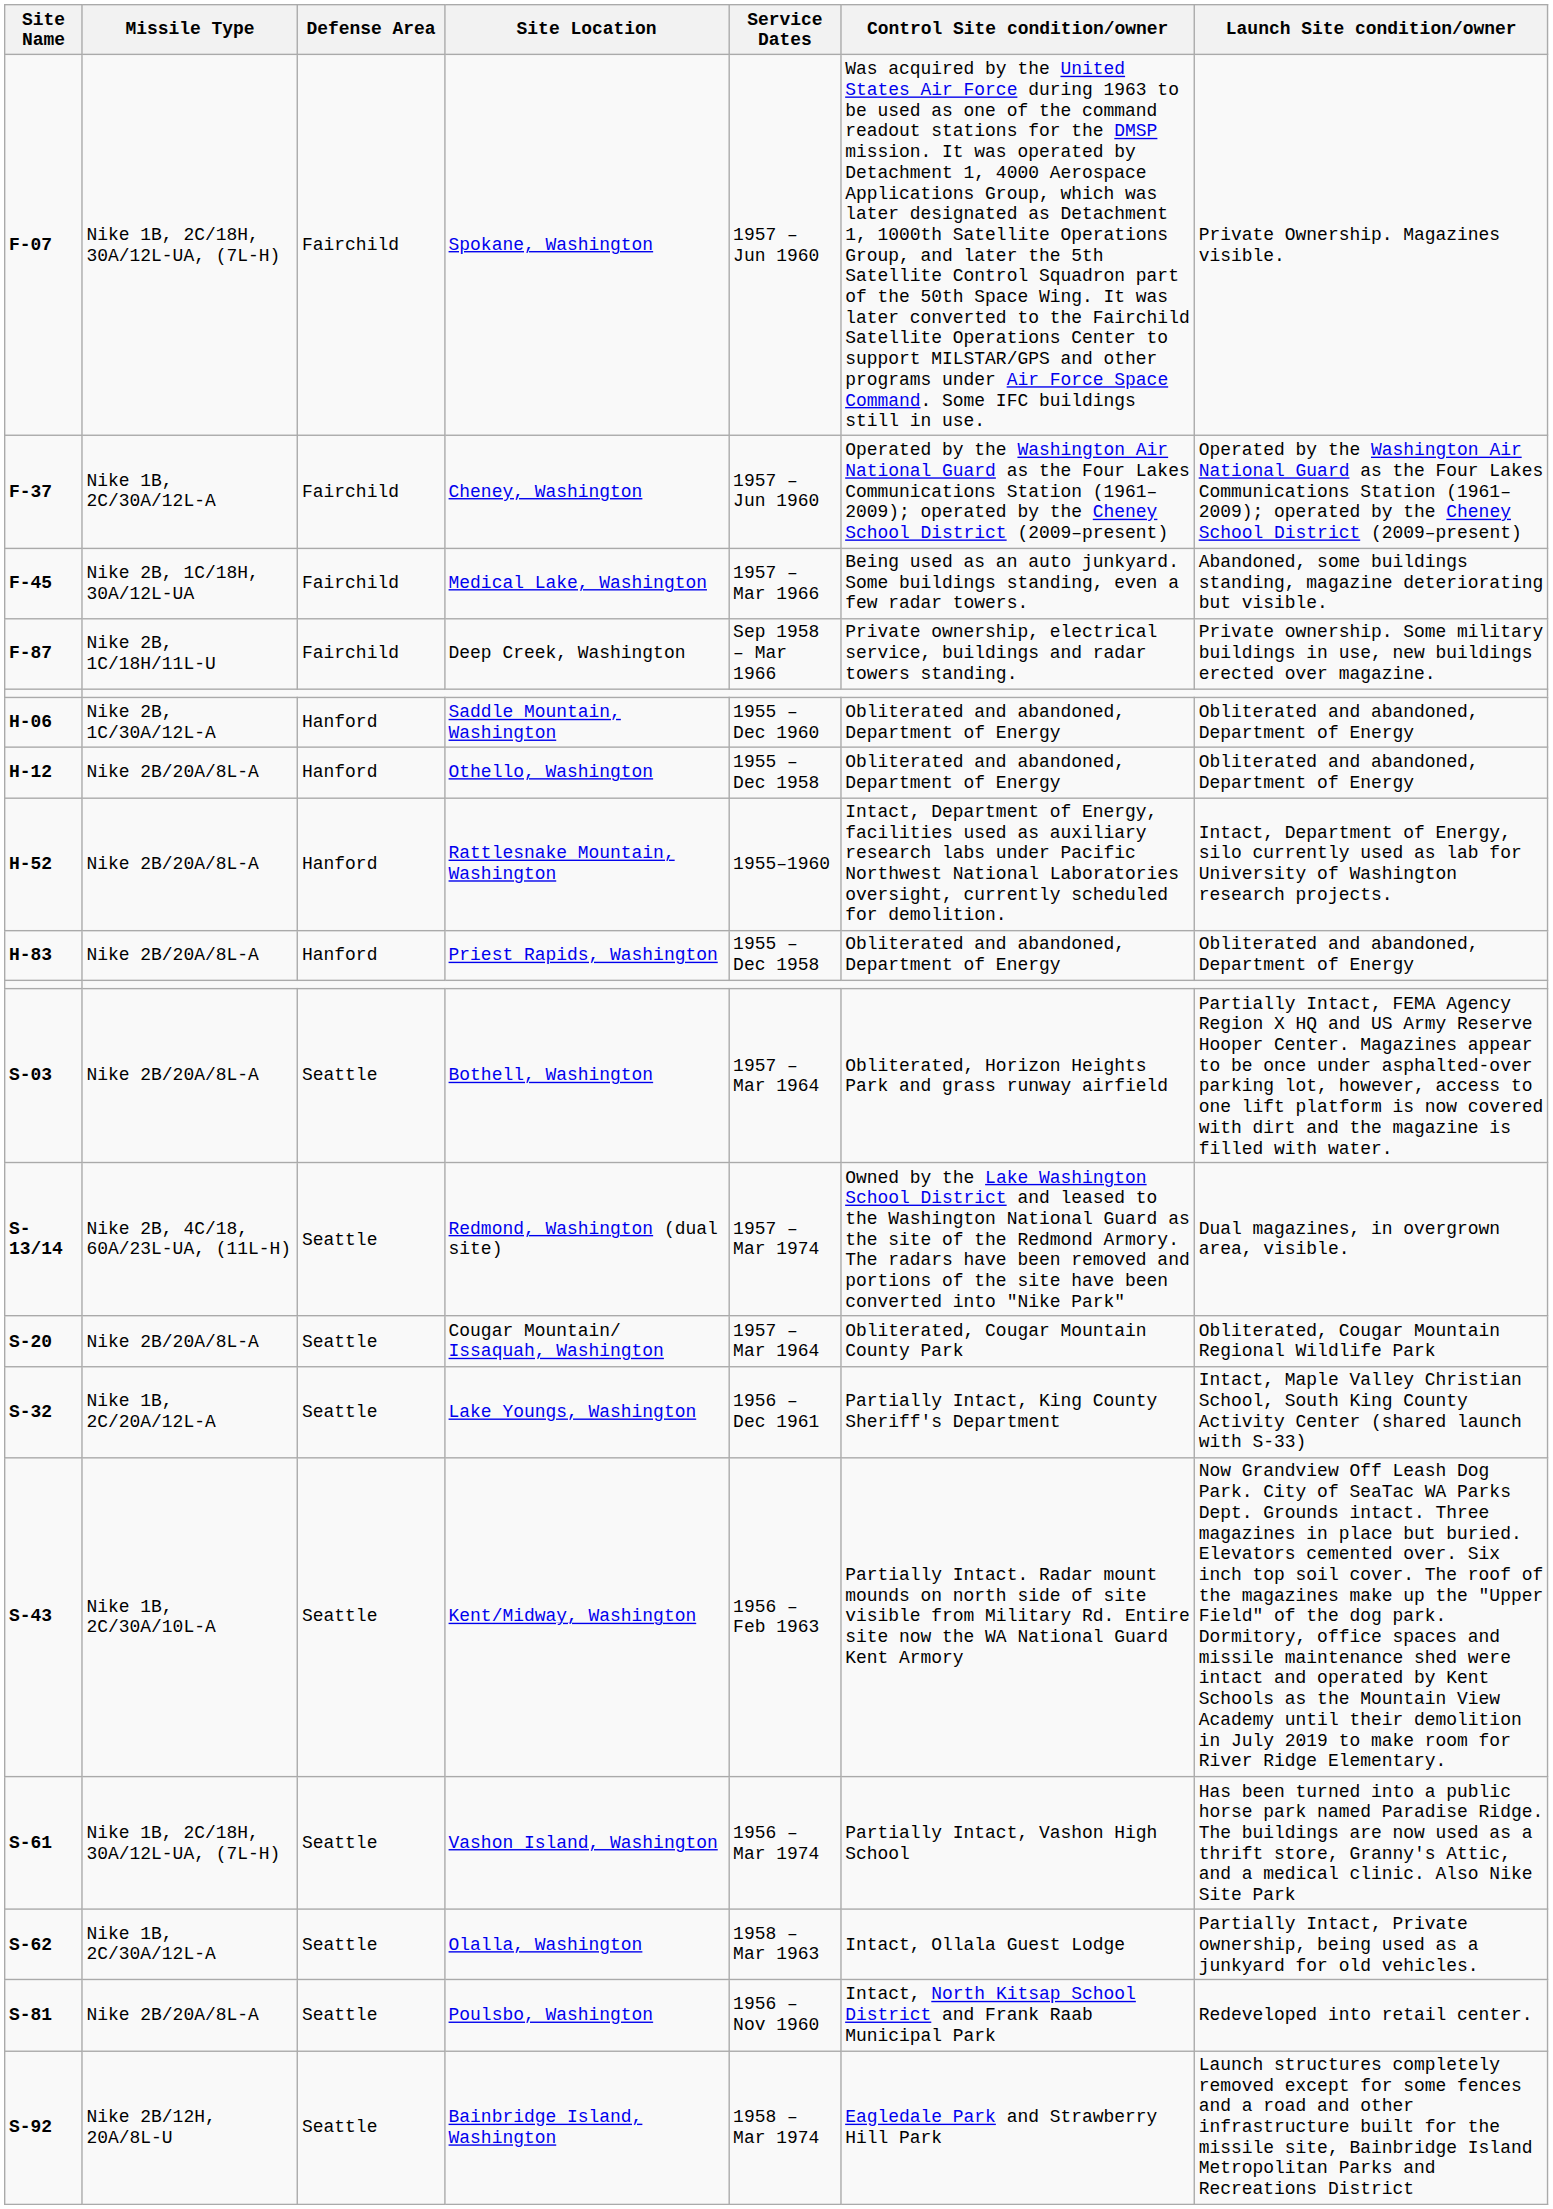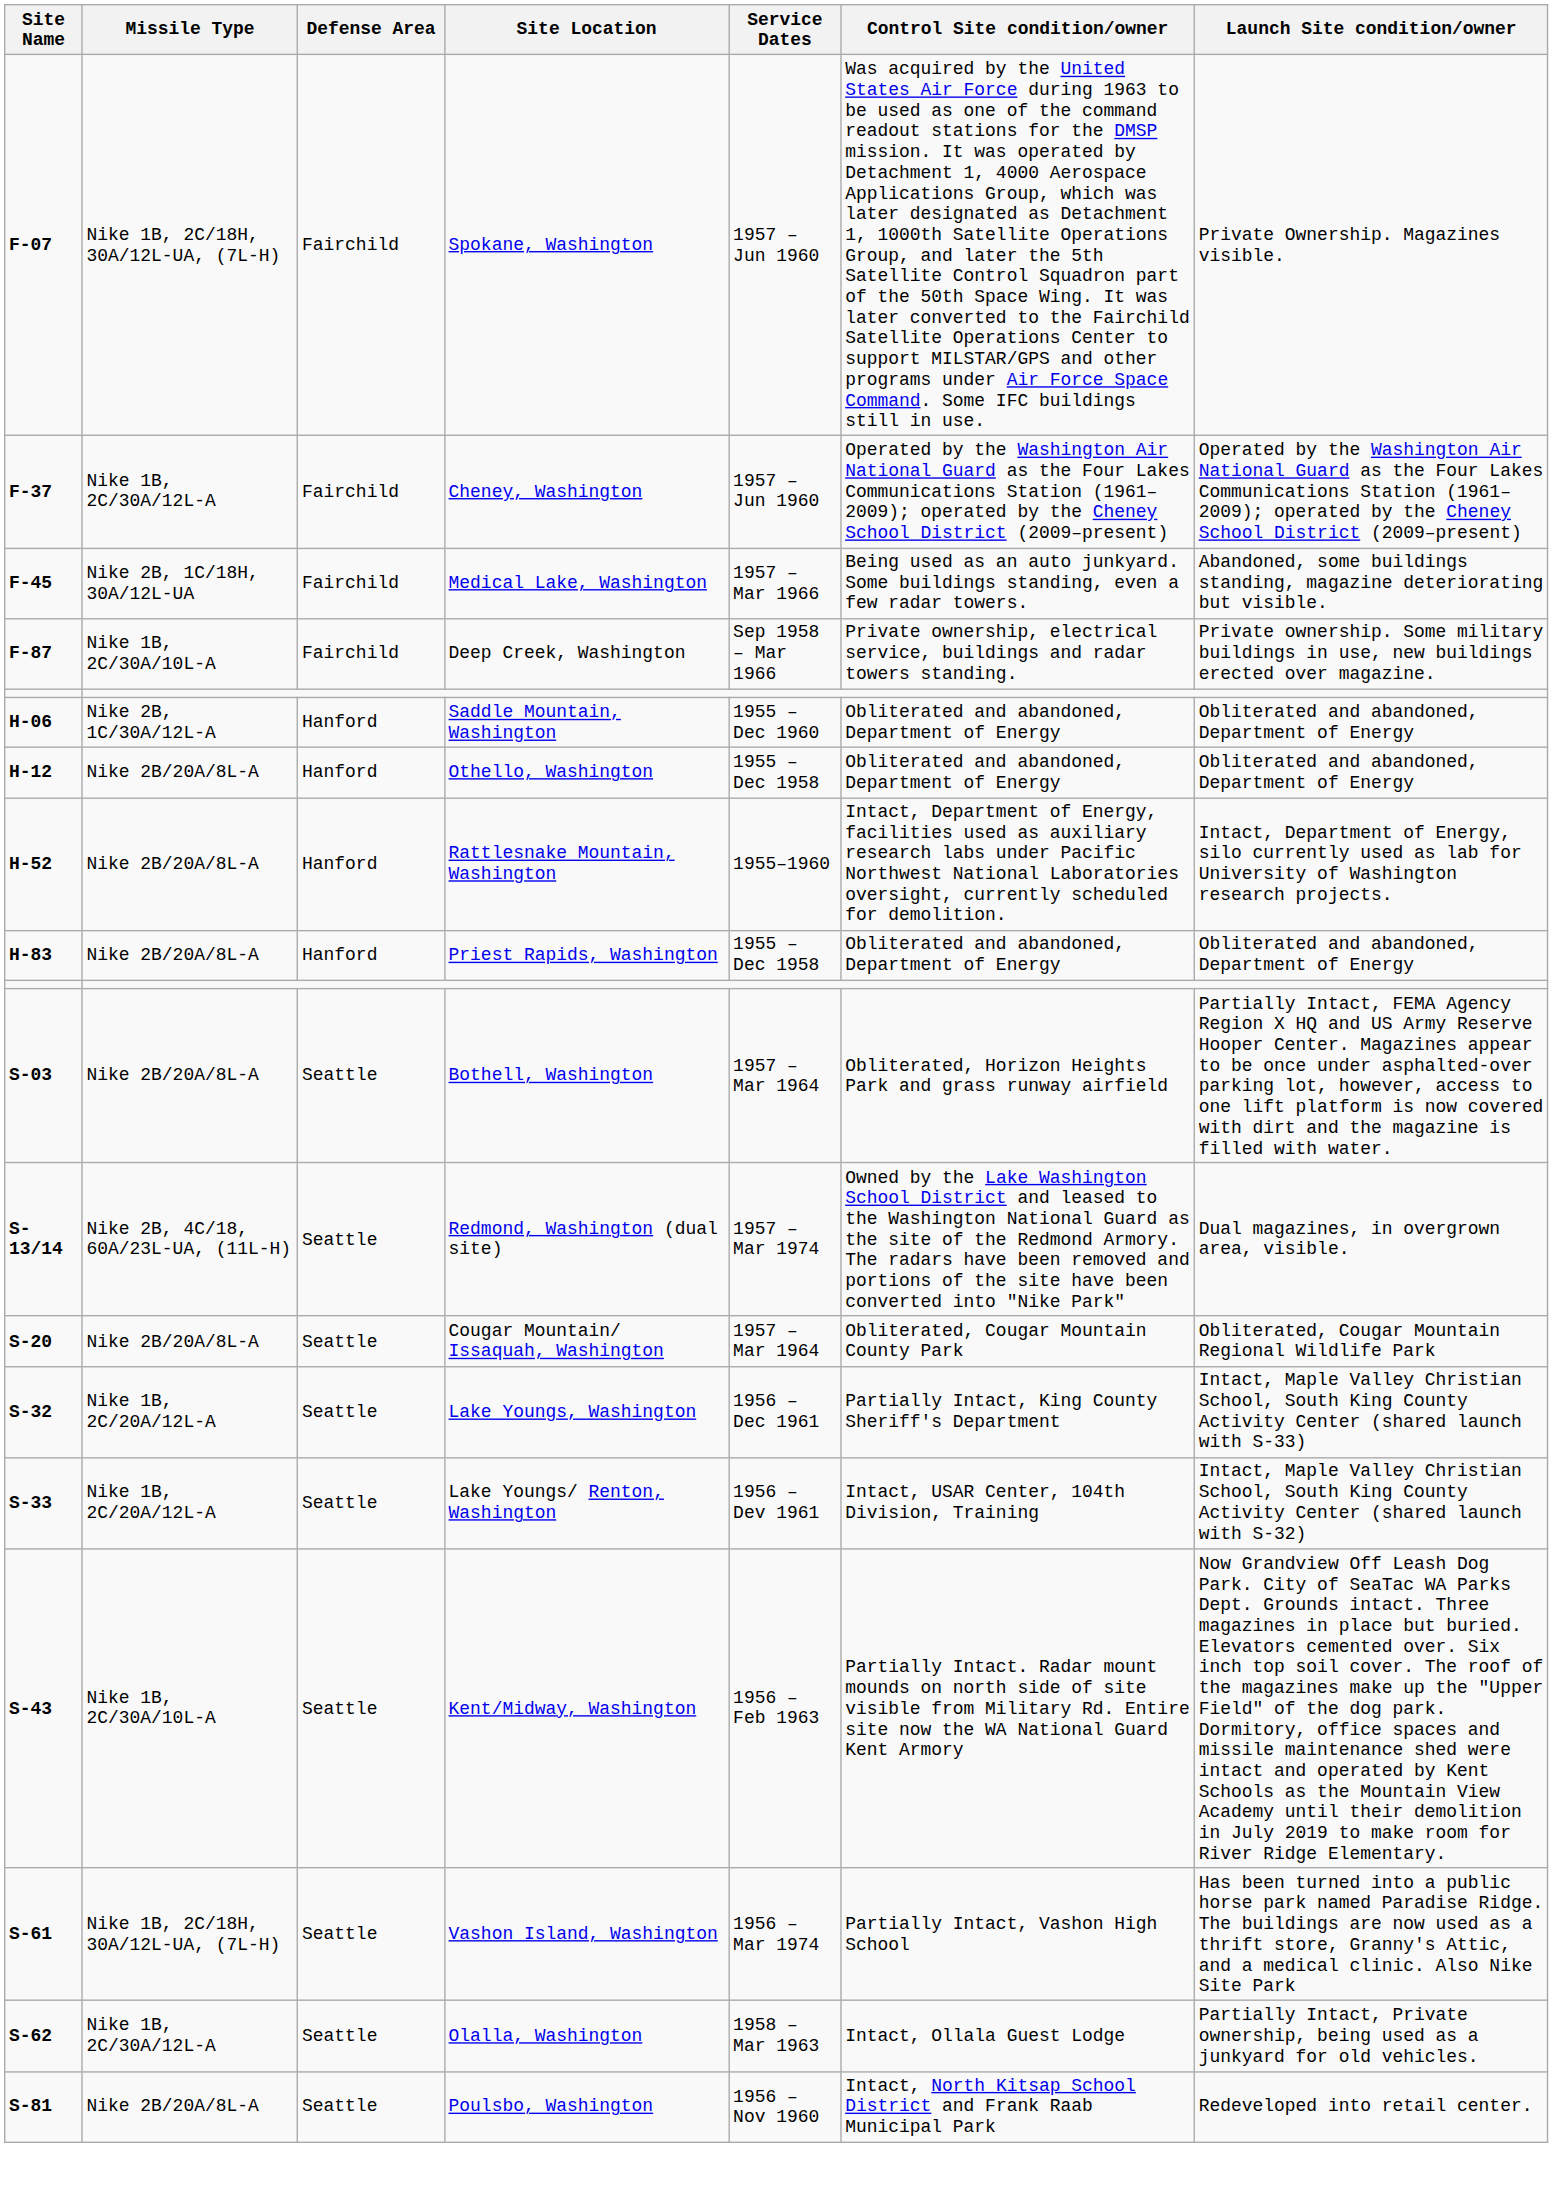(151, 654) Nike 2B, 1C/18H/11L-U -> (151, 654) Nike 1B, 2C/30A/10L-A
+ row: (31, 1503)
- row: (31, 2127)
